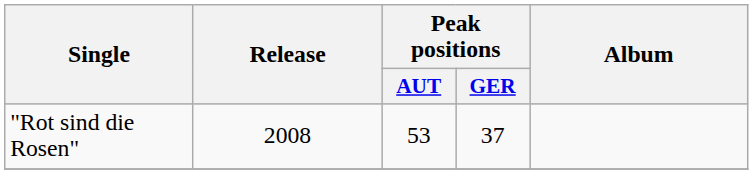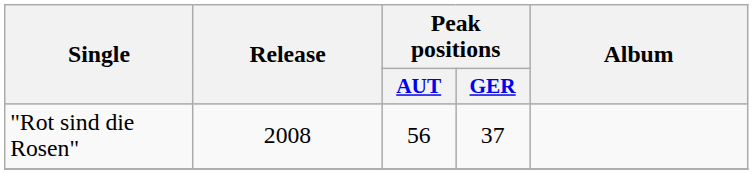(419, 135) 53 -> (419, 135) 56
